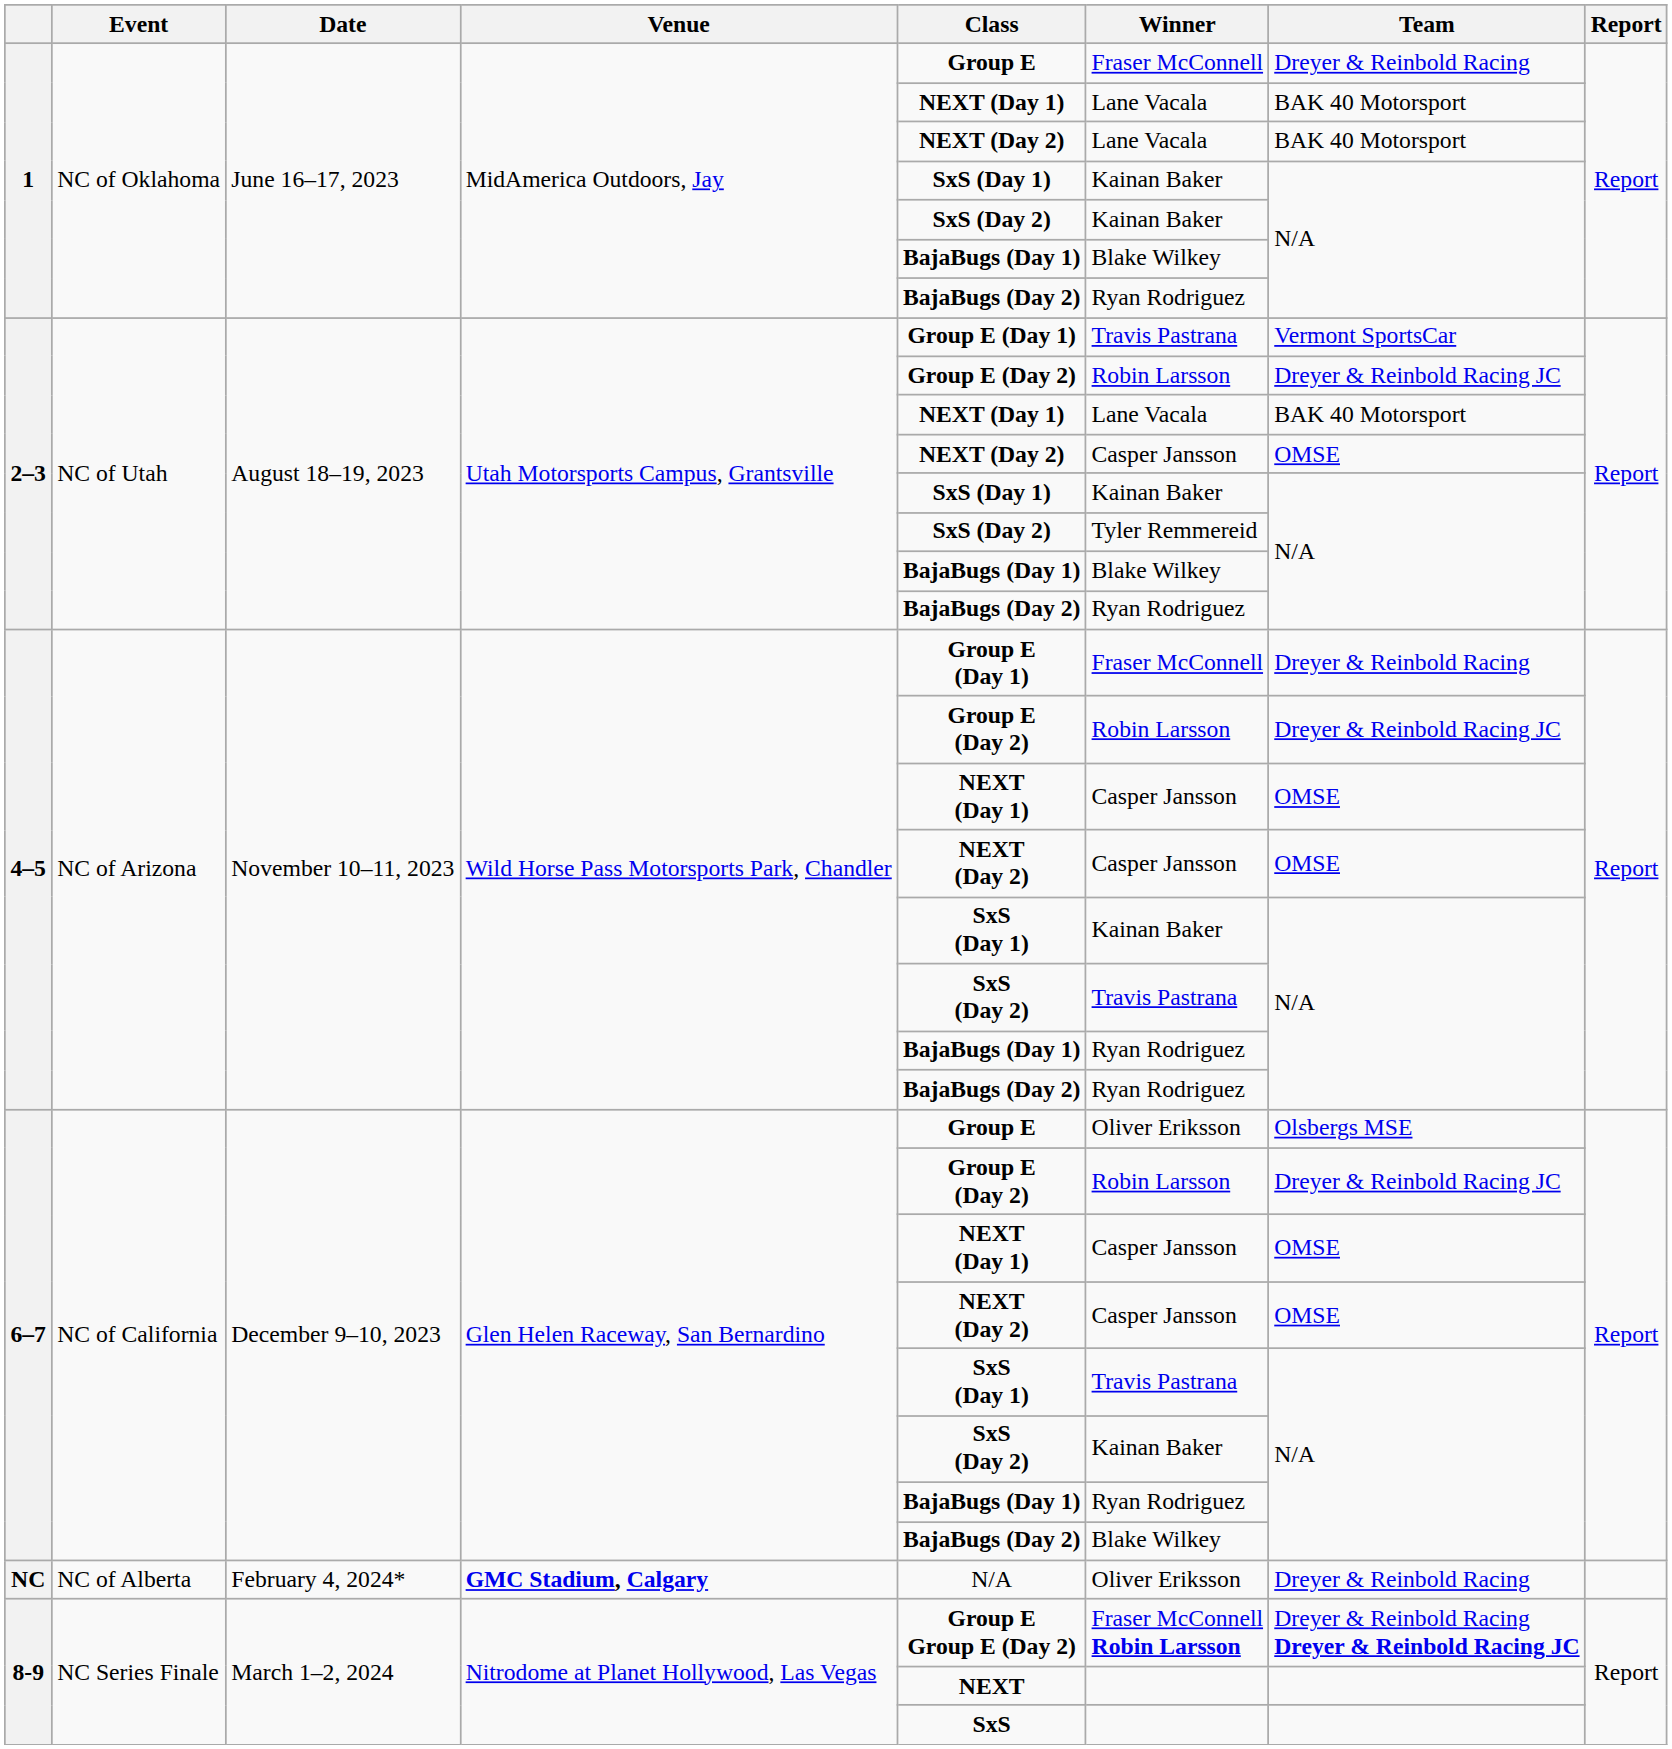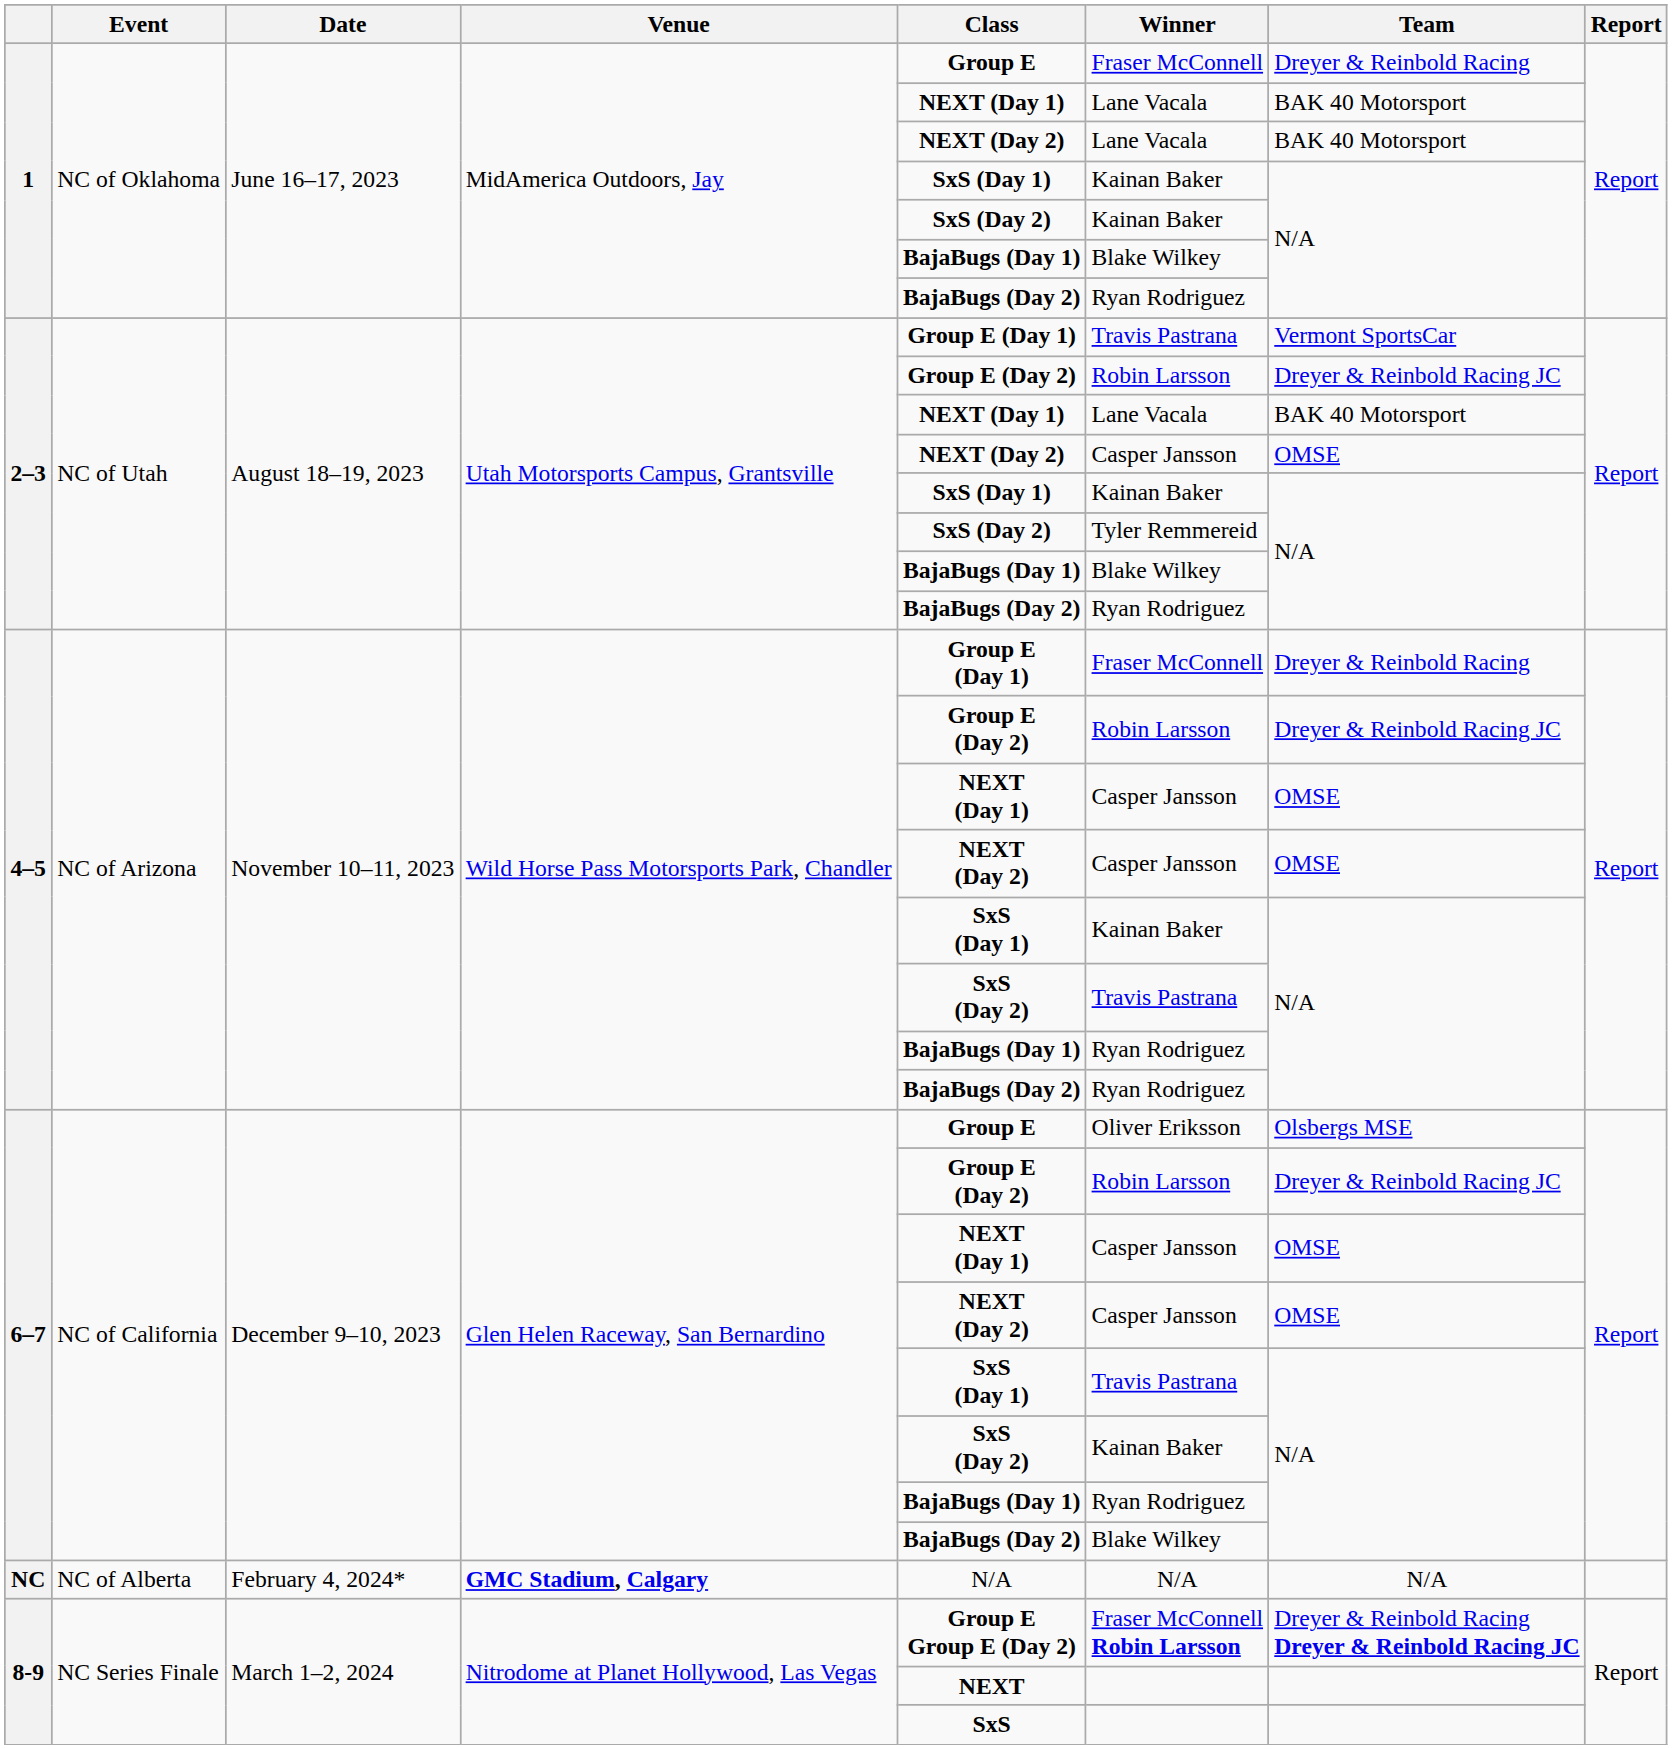(1166, 1579) Oliver Eriksson -> (1177, 1579) N/A
(1402, 1579) Dreyer & Reinbold Racing -> (1427, 1579) N/A
